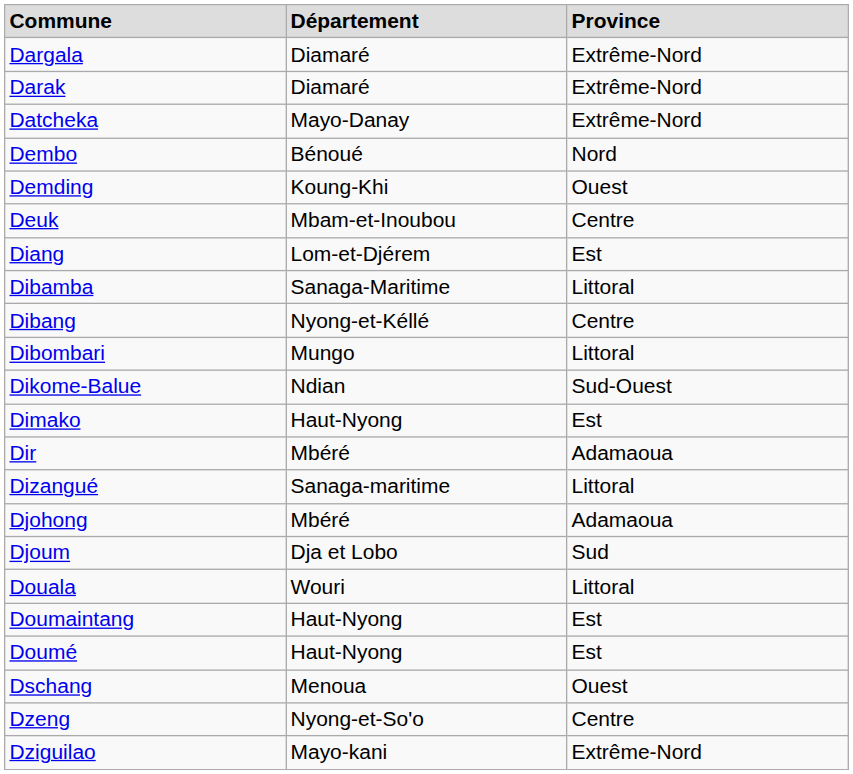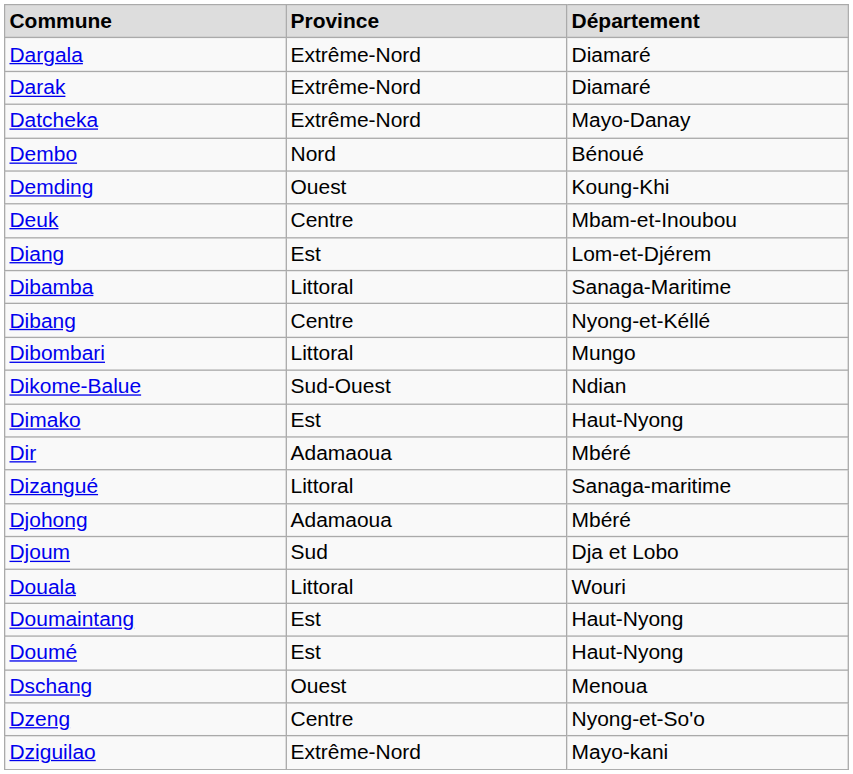columns swapped: (355, 21) <-> (616, 21)
